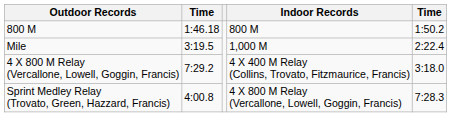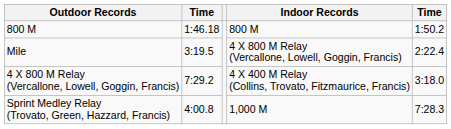(248, 46) 1,000 M -> (315, 52) 4 X 800 M Relay (Vercallone, Lowell, Goggin, Francis)
(315, 97) 4 X 800 M Relay (Vercallone, Lowell, Goggin, Francis) -> (248, 109) 1,000 M
